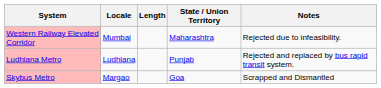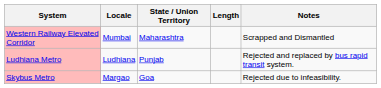columns swapped: (204, 15) <-> (152, 15)
(292, 37) Rejected due to infeasibility. -> (288, 37) Scrapped and Dismantled
(288, 77) Scrapped and Dismantled -> (292, 77) Rejected due to infeasibility.
